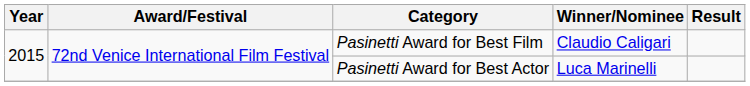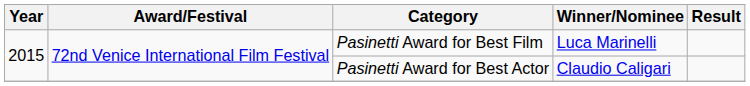(614, 42) Claudio Caligari -> (607, 42) Luca Marinelli
(607, 68) Luca Marinelli -> (614, 68) Claudio Caligari
